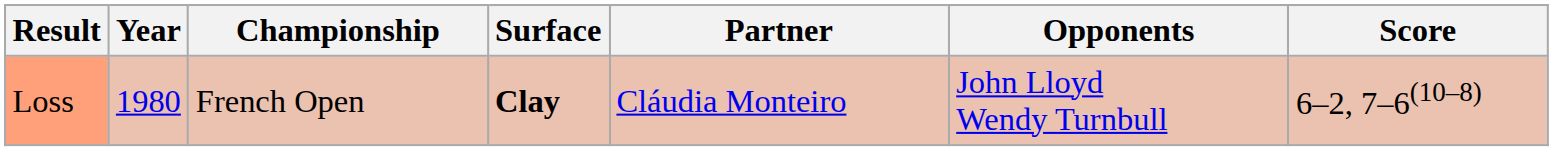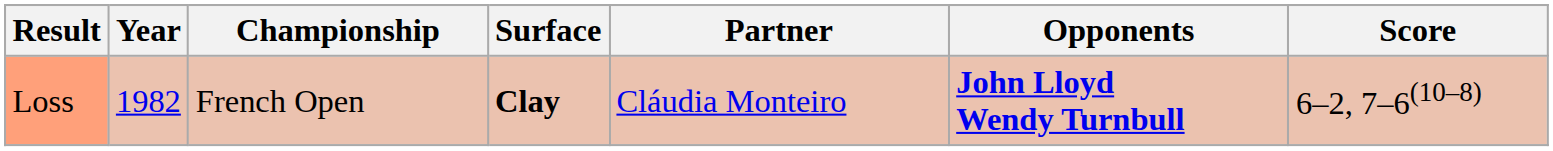(148, 100) 1980 -> (148, 100) 1982
(1062, 100) normal -> (1070, 100) bold
